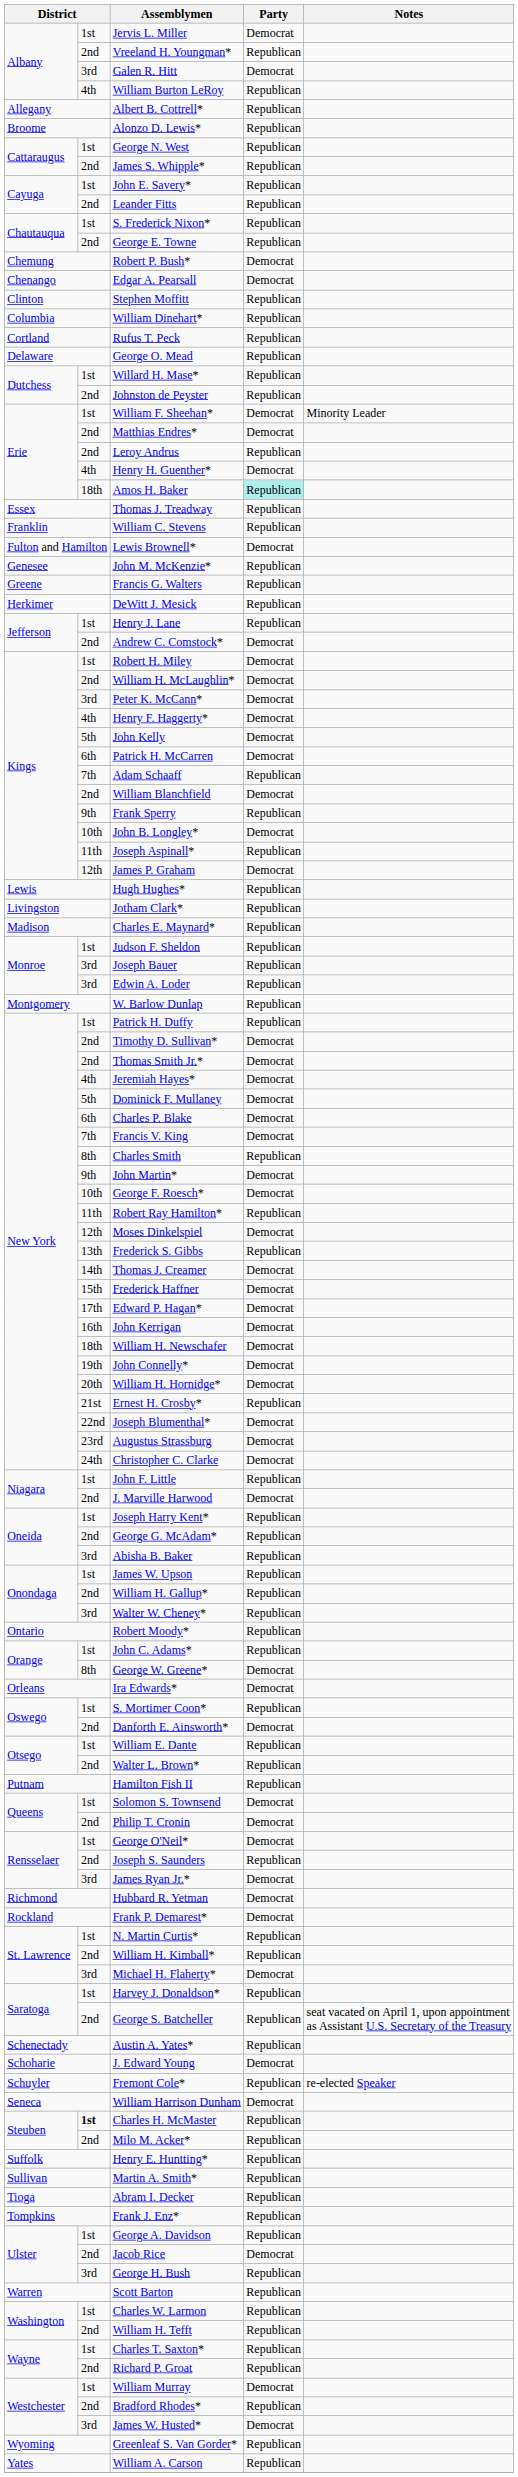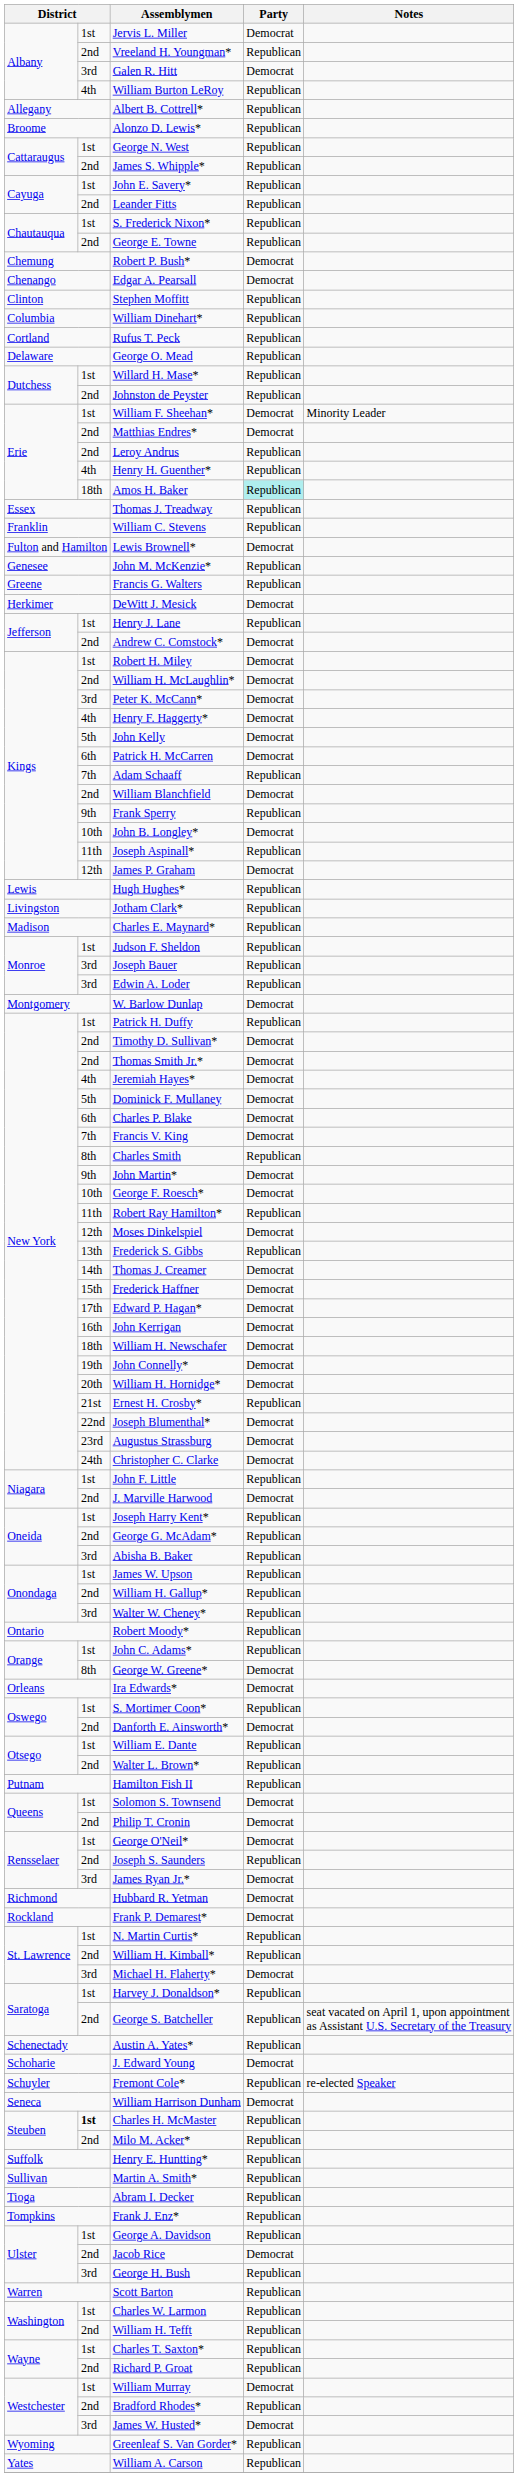(270, 470) Democrat -> (274, 470) Republican
(274, 603) Republican -> (270, 603) Democrat
(274, 1003) Republican -> (270, 1003) Democrat
